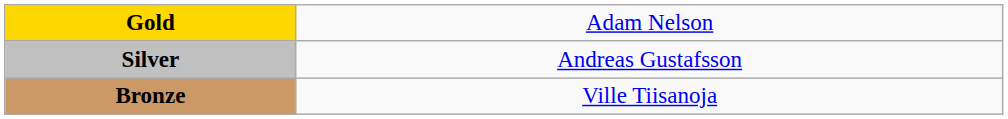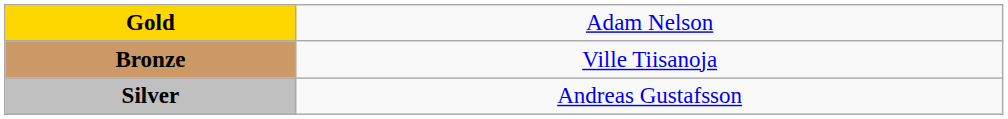rows swapped: (150, 59) <-> (150, 95)
